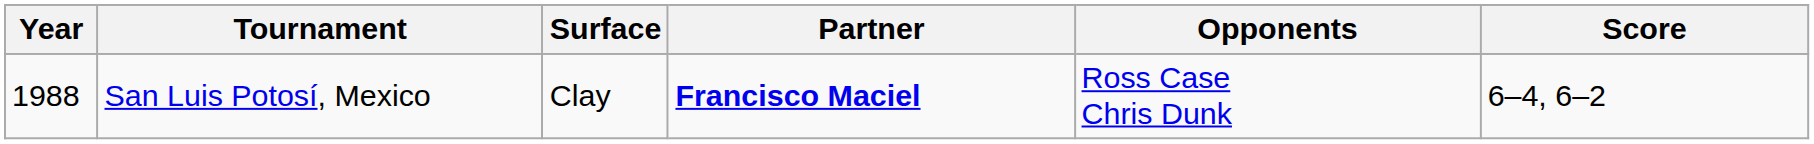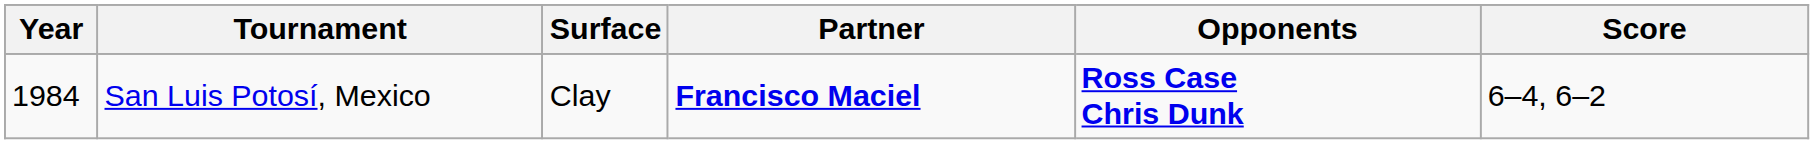(46, 95) 1988 -> (46, 95) 1984
(1157, 95) normal -> (1163, 95) bold
